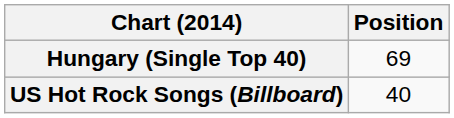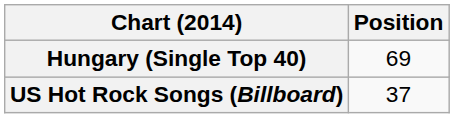(398, 94) 40 -> (398, 94) 37
